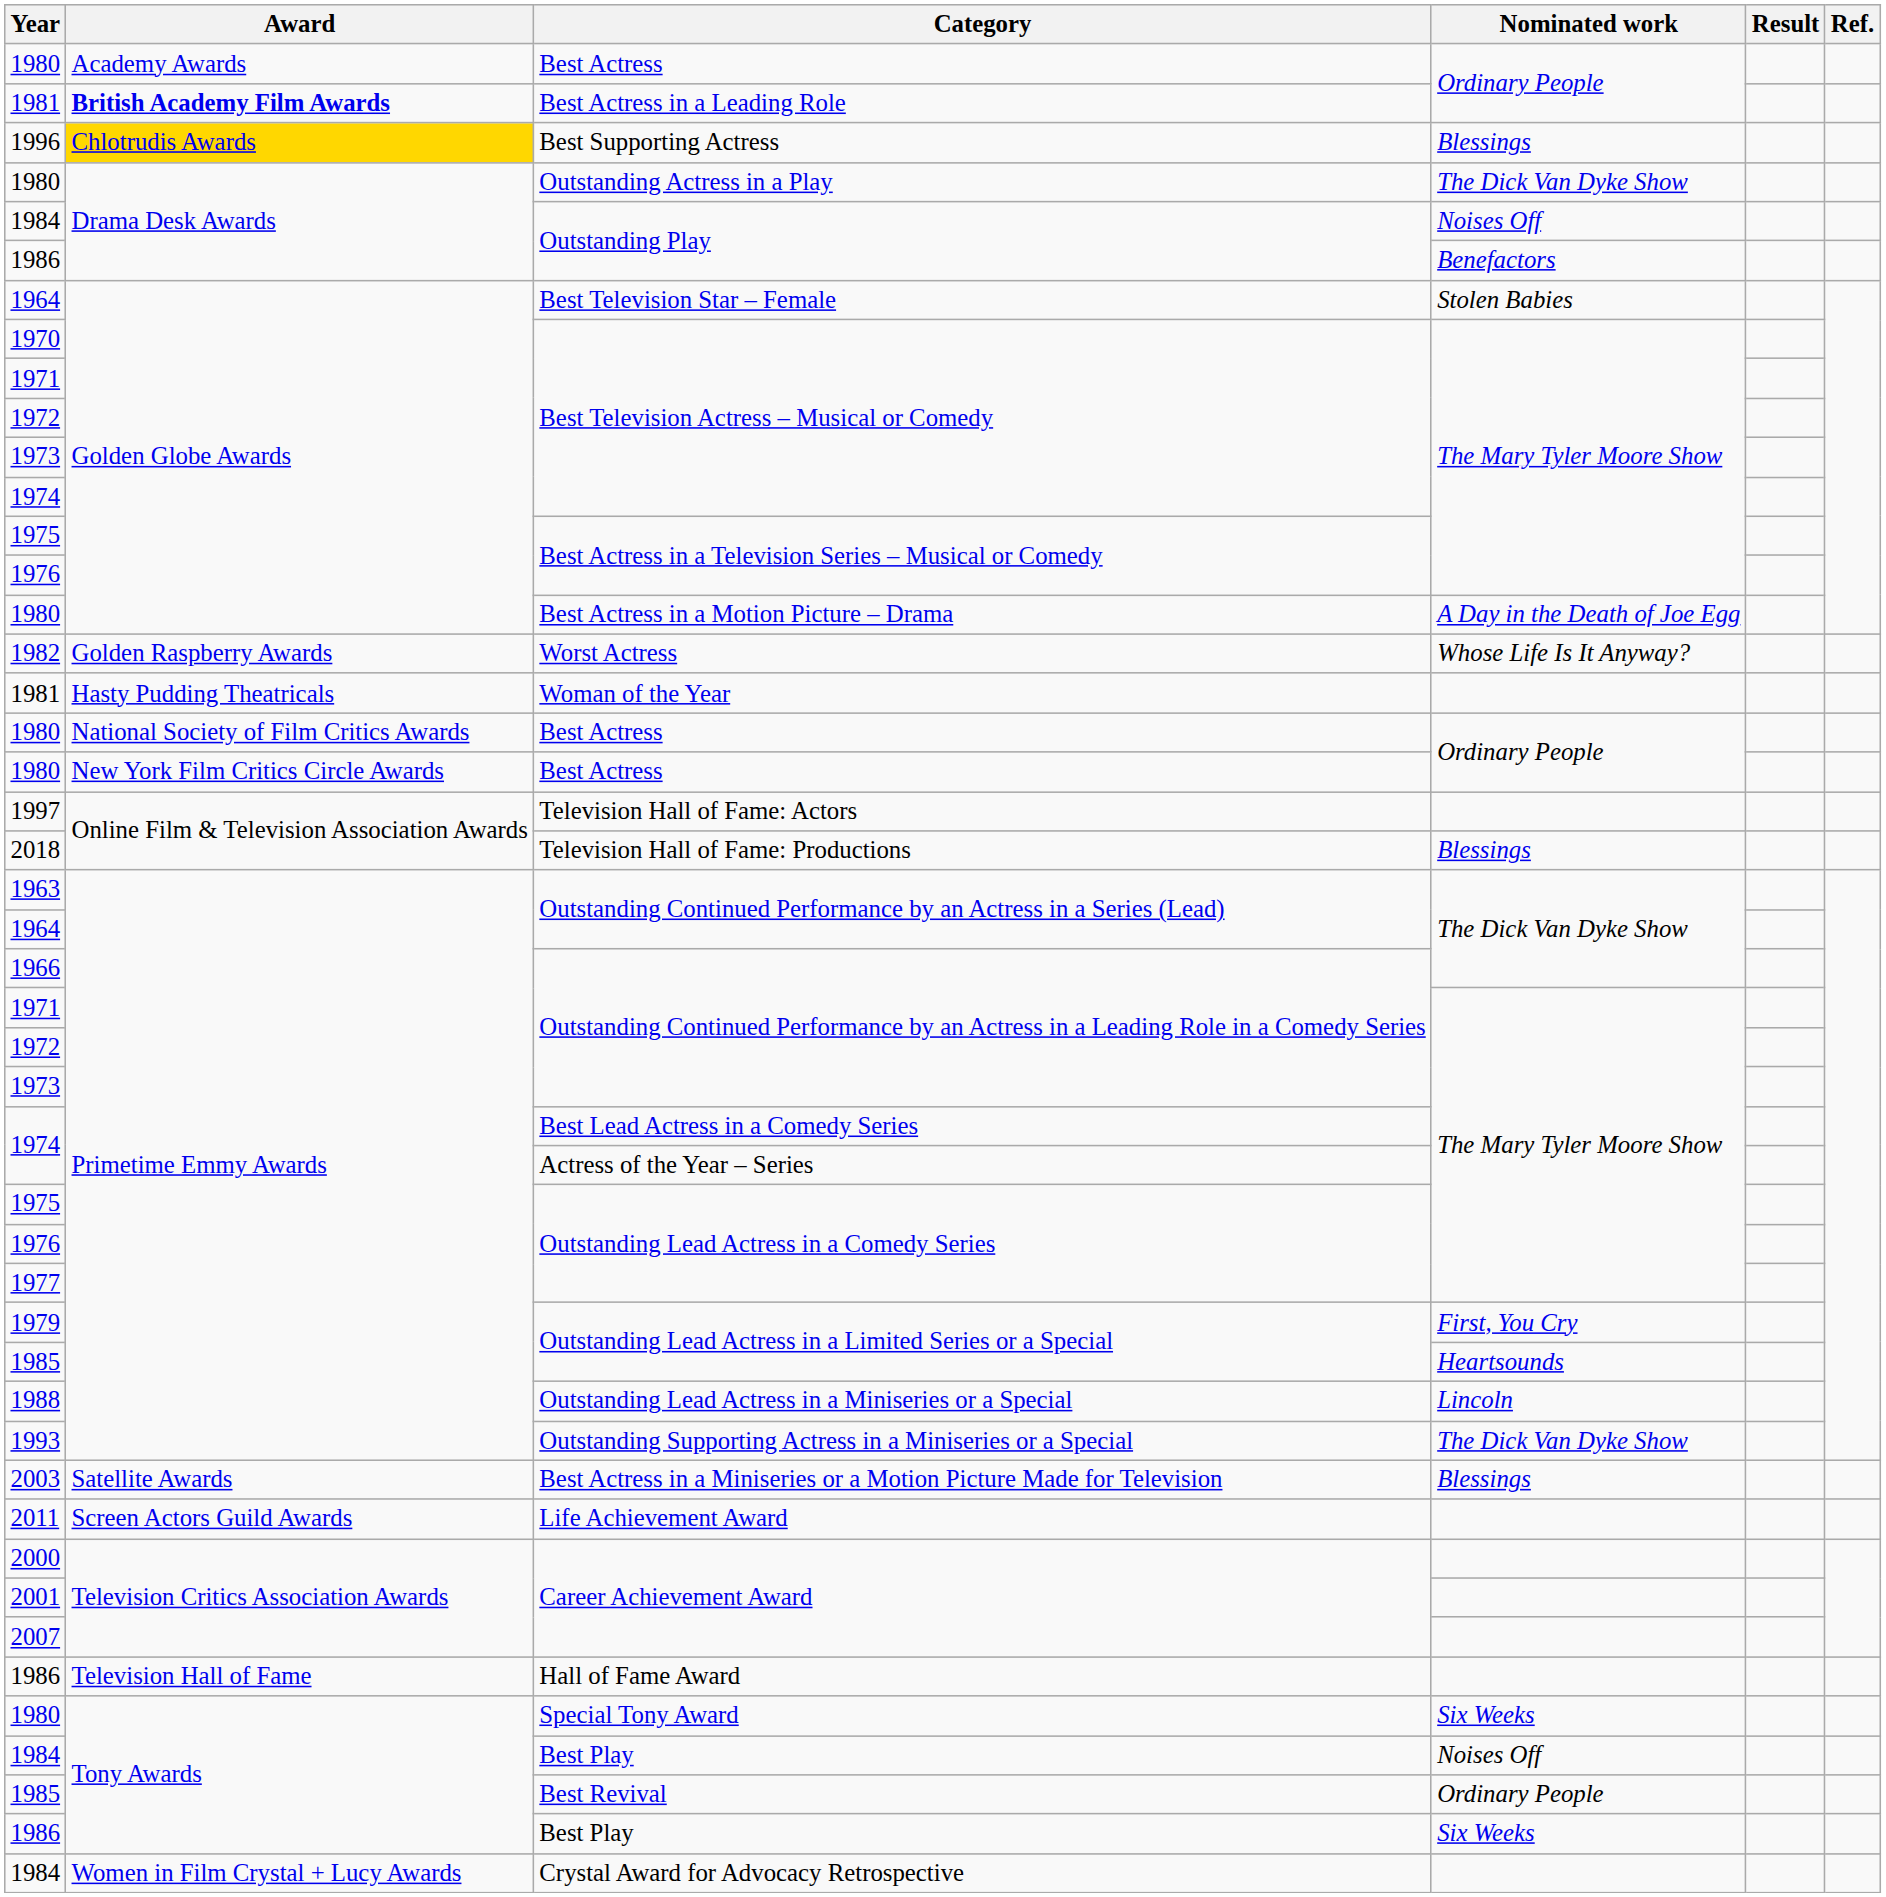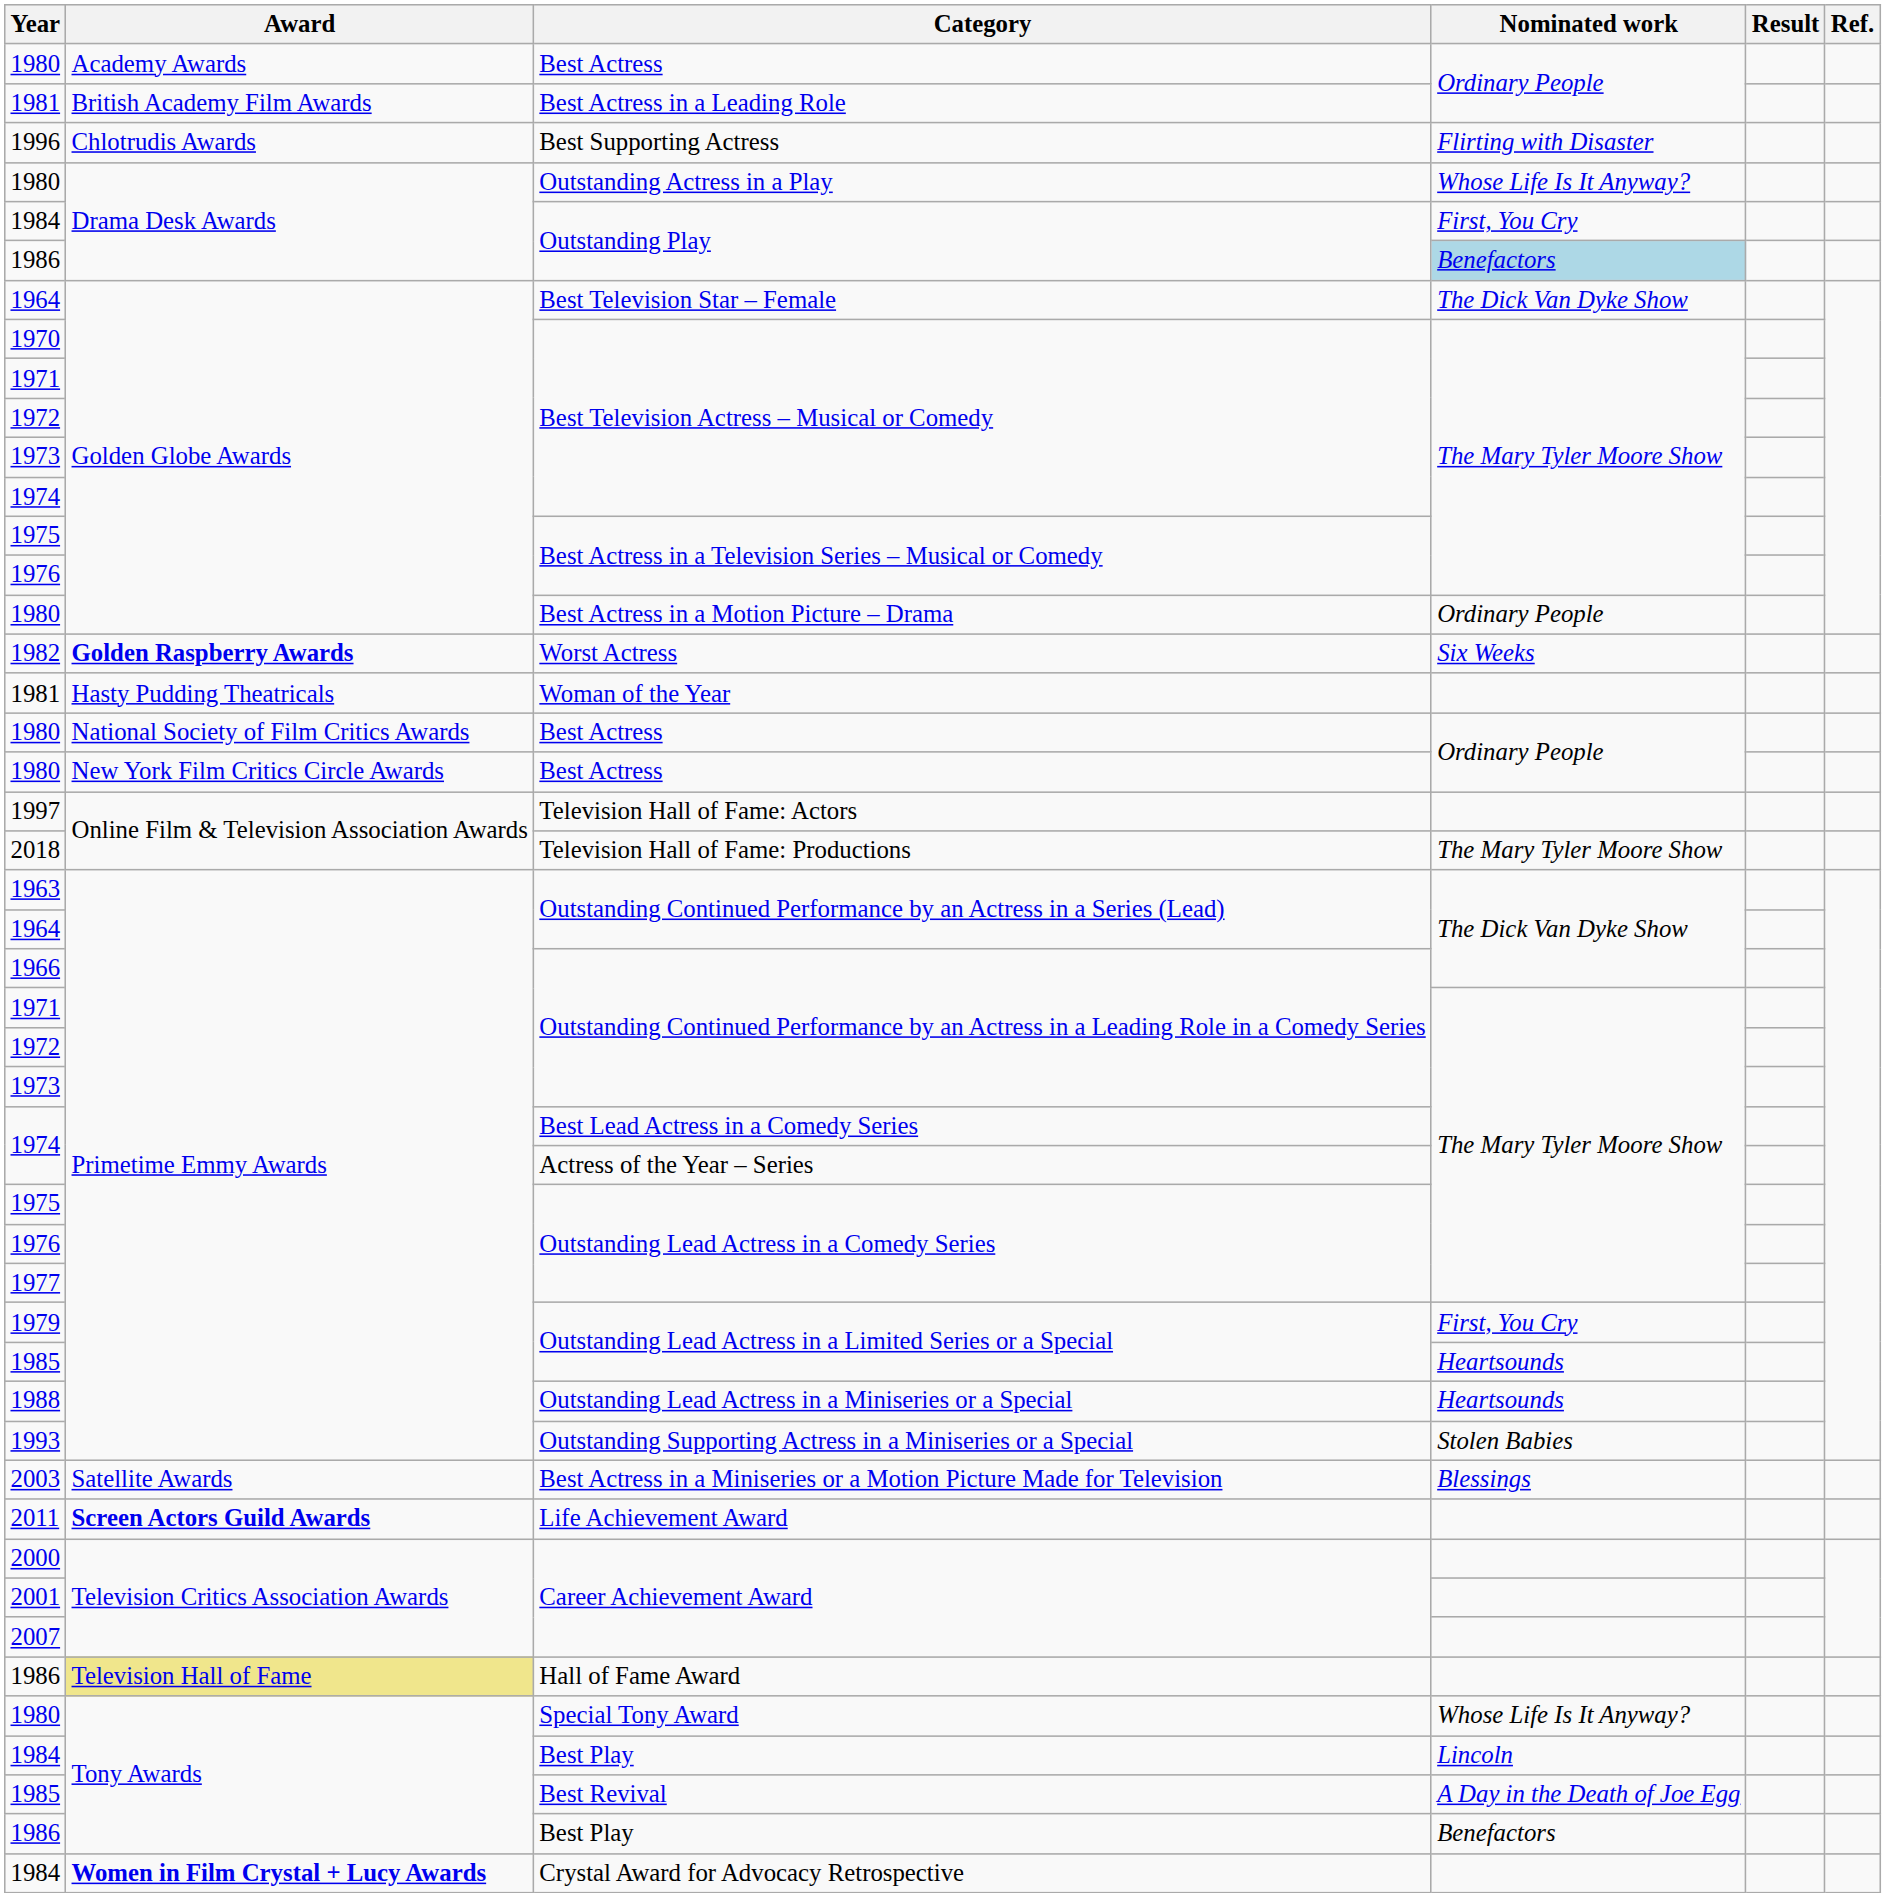(231, 102) bold -> (222, 102) normal
(164, 142) gold background -> (164, 142) no background
(1484, 142) Blessings -> (1545, 142) Flirting with Disaster
(1563, 181) The Dick Van Dyke Show -> (1564, 181) Whose Life Is It Anyway?
(1489, 220) Noises Off -> (1507, 220) First, You Cry
(1496, 260) no background -> (1496, 260) lightblue background
(1505, 299) Stolen Babies -> (1563, 299) The Dick Van Dyke Show
(1589, 614) A Day in the Death of Joe Egg -> (1520, 614) Ordinary People
(202, 653) normal -> (213, 653) bold
(1564, 653) Whose Life Is It Anyway? -> (1486, 653) Six Weeks
(1484, 850) Blessings -> (1580, 850) The Mary Tyler Moore Show
(1475, 1400) Lincoln -> (1501, 1400) Heartsounds
(1563, 1440) The Dick Van Dyke Show -> (1505, 1440) Stolen Babies
(212, 1518) normal -> (221, 1518) bold
(192, 1676) no background -> (192, 1676) khaki background
(1486, 1715) Six Weeks -> (1564, 1715) Whose Life Is It Anyway?
(1489, 1754) Noises Off -> (1475, 1754) Lincoln
(1520, 1794) Ordinary People -> (1589, 1794) A Day in the Death of Joe Egg
(1486, 1833) Six Weeks -> (1496, 1833) Benefactors
(266, 1872) normal -> (279, 1872) bold
